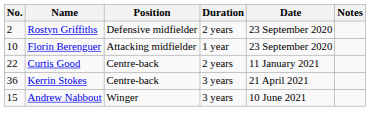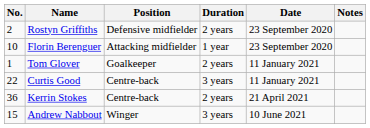+ row: (54, 64)
(218, 64) 2 years -> (218, 81) 3 years
(218, 81) 3 years -> (218, 98) 2 years
